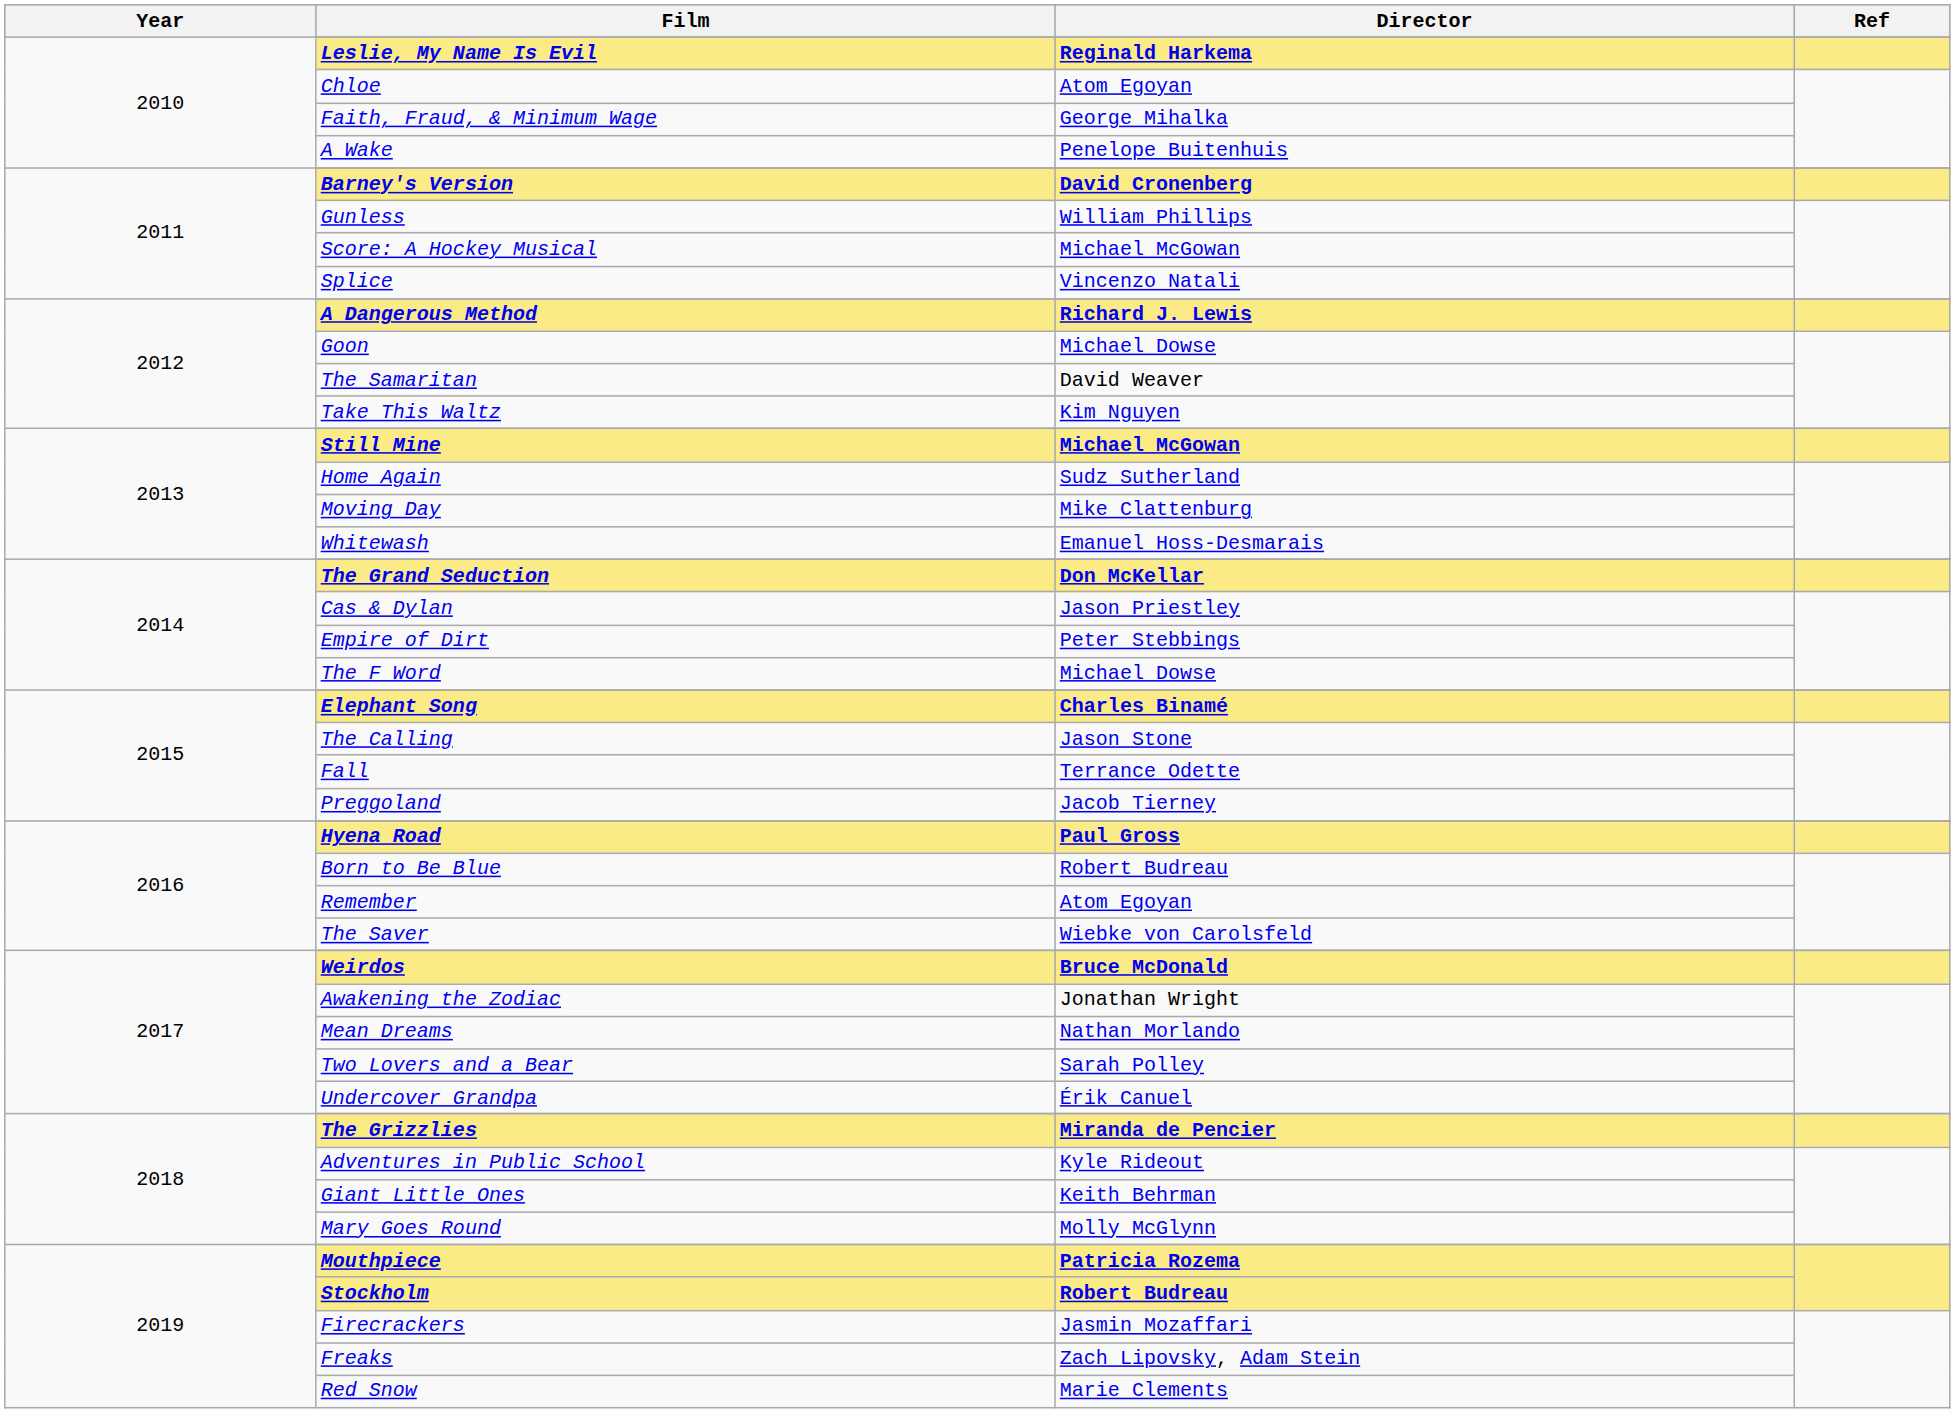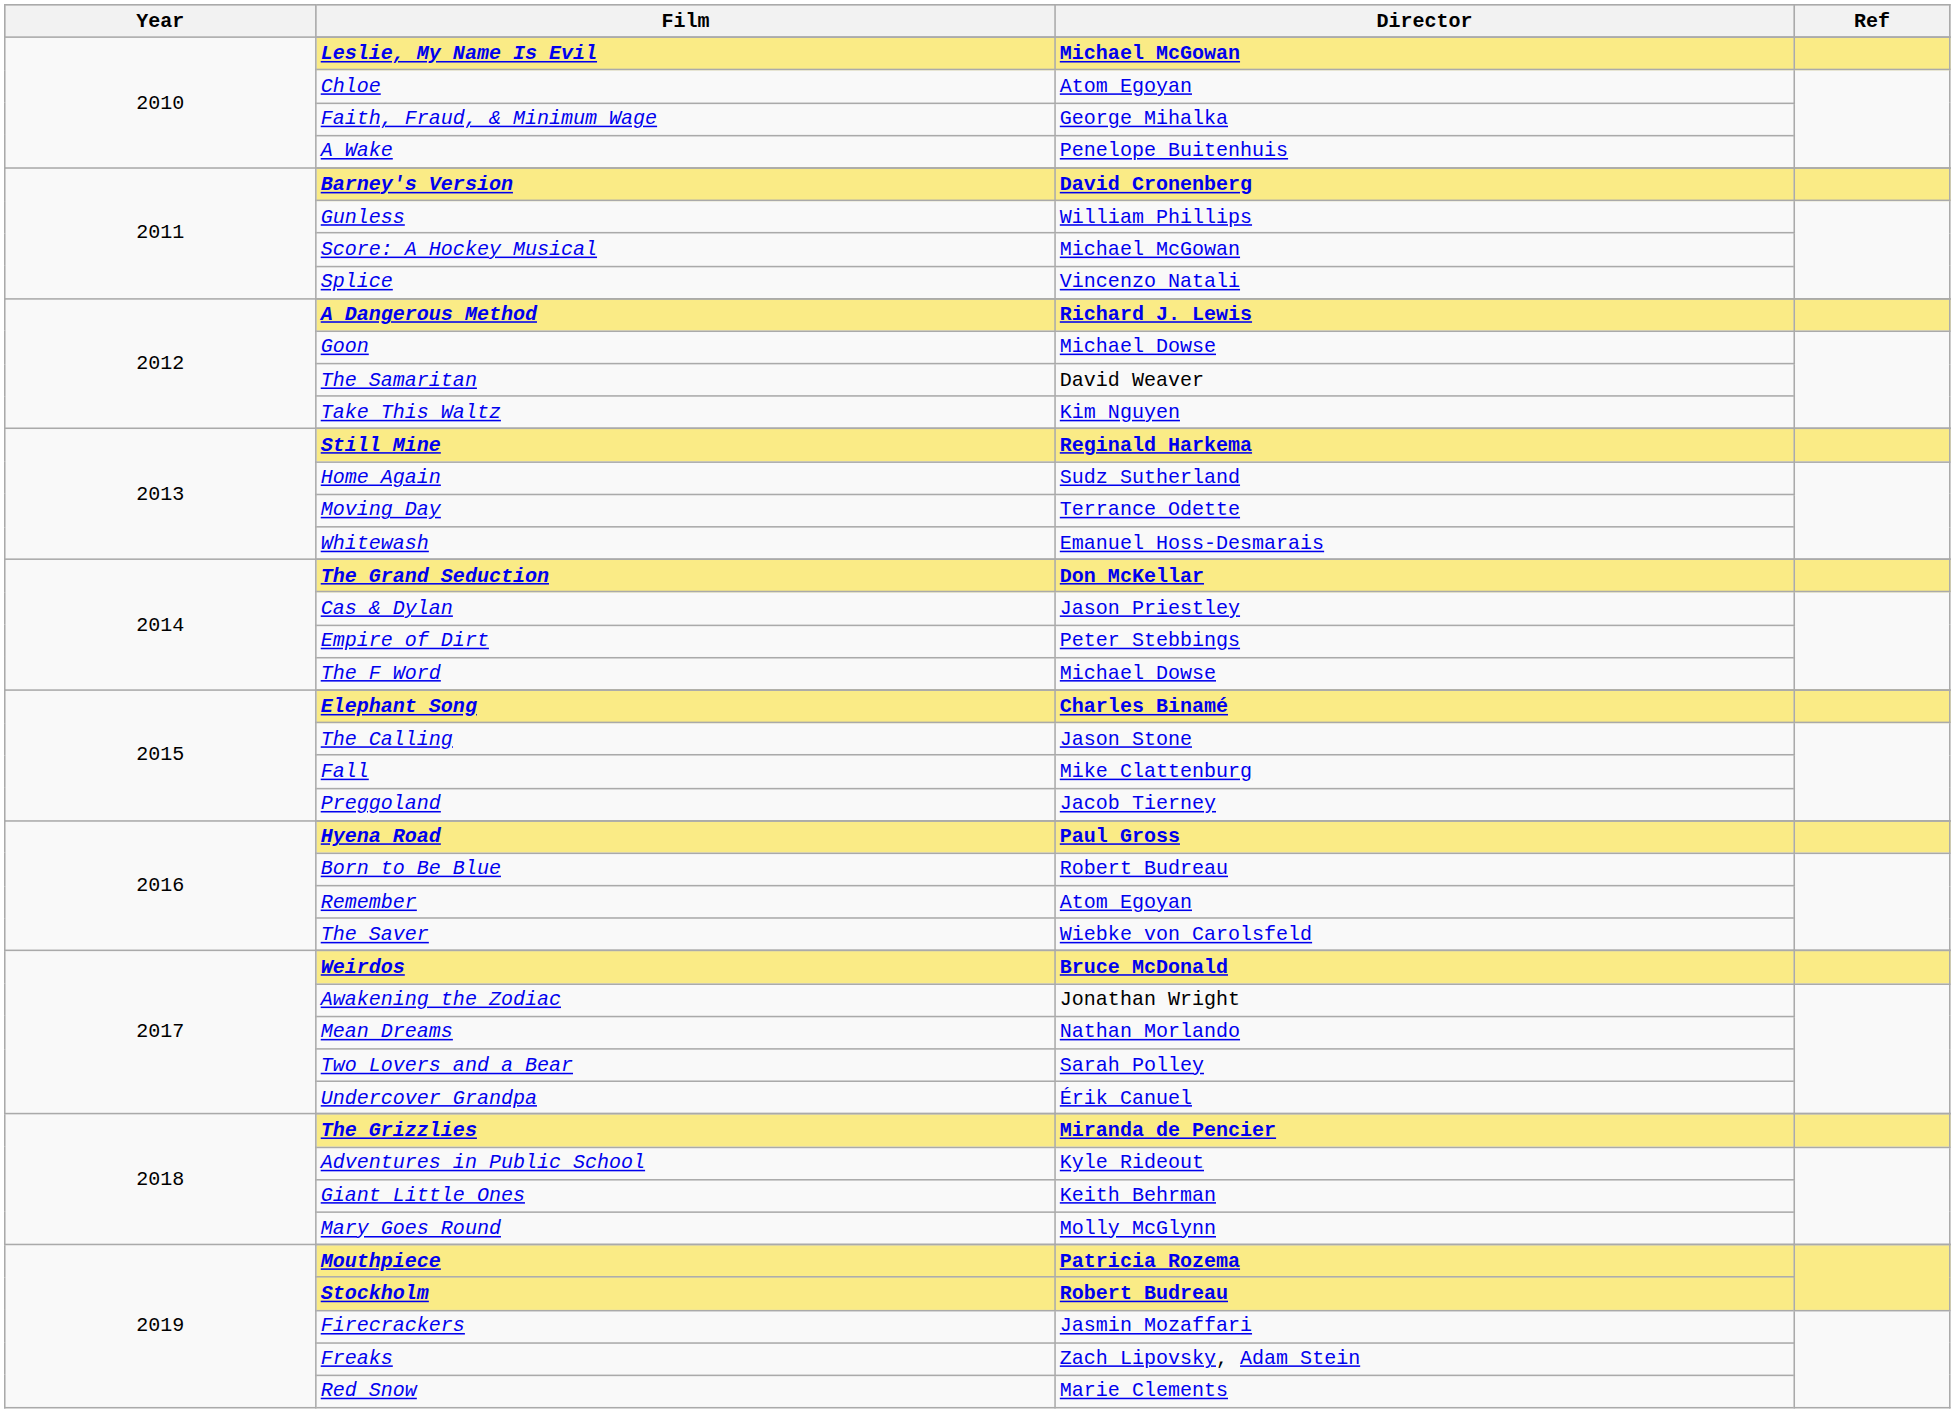(1156, 54) Reginald Harkema -> (1150, 54) Michael McGowan
(1150, 445) Michael McGowan -> (1156, 445) Reginald Harkema
(1156, 511) Mike Clattenburg -> (1150, 511) Terrance Odette
(1150, 772) Terrance Odette -> (1156, 772) Mike Clattenburg
